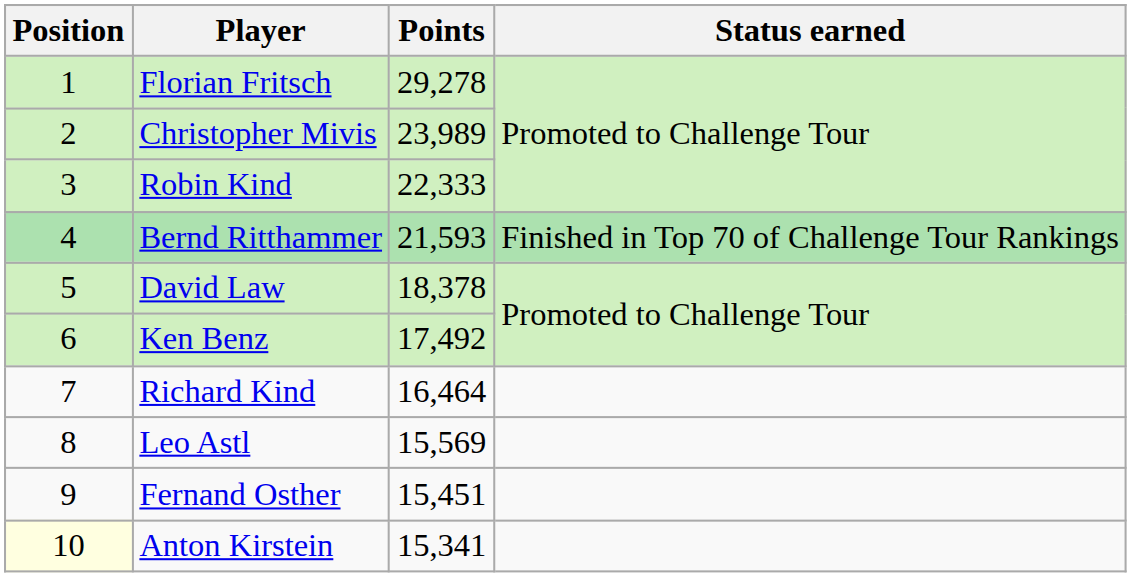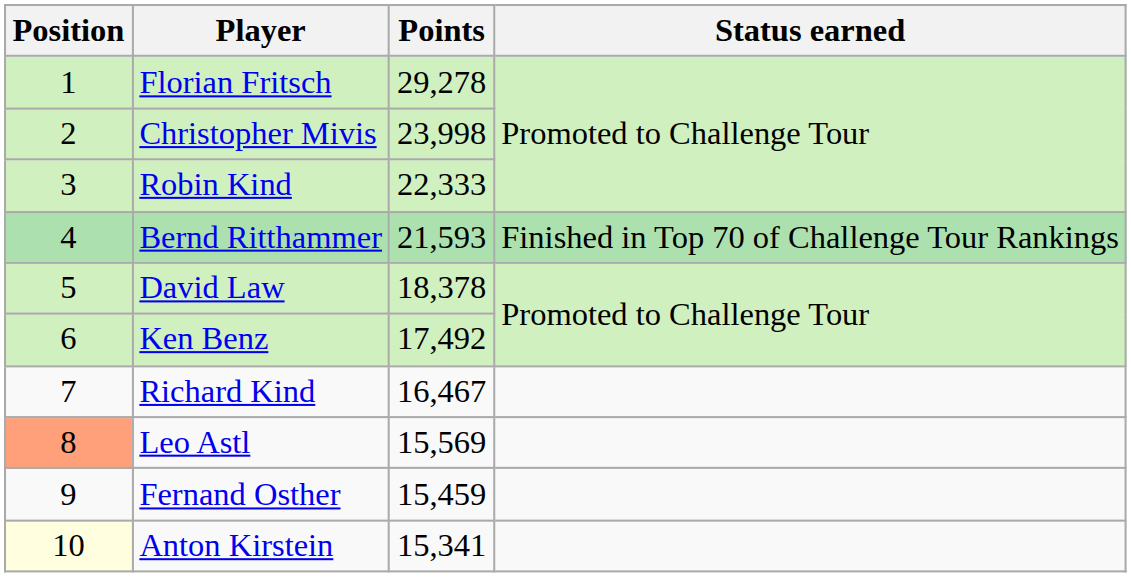(442, 133) 23,989 -> (442, 133) 23,998
(442, 390) 16,464 -> (442, 390) 16,467
(68, 442) no background -> (68, 442) lightsalmon background
(442, 493) 15,451 -> (442, 493) 15,459
